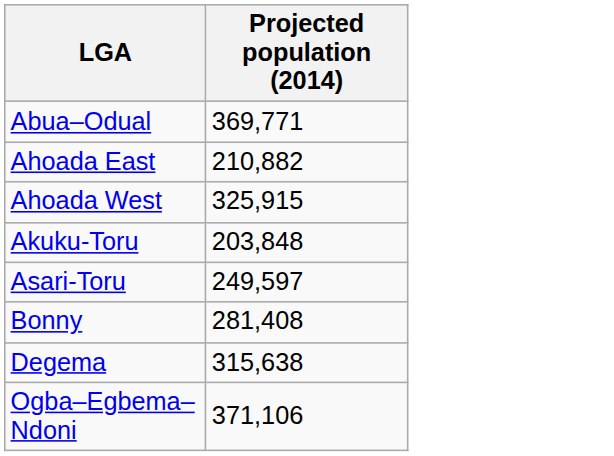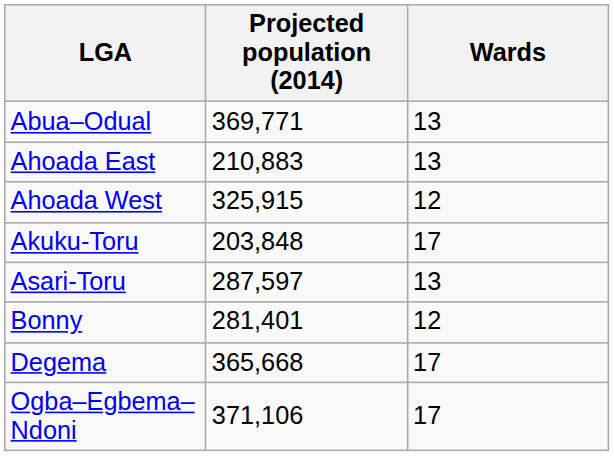+ column: (508, 52)
(258, 161) 210,882 -> (258, 161) 210,883
(258, 281) 249,597 -> (258, 281) 287,597
(258, 321) 281,408 -> (258, 321) 281,401
(258, 362) 315,638 -> (258, 362) 365,668
